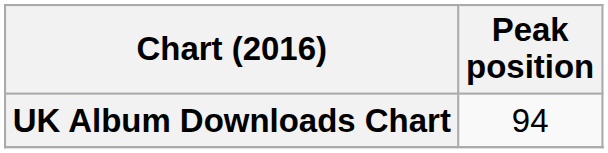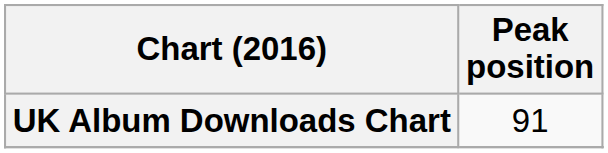(530, 119) 94 -> (530, 119) 91
